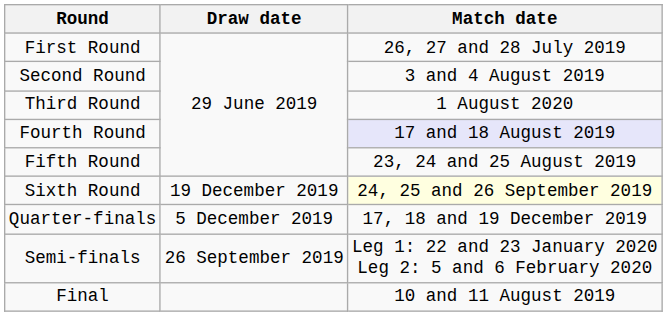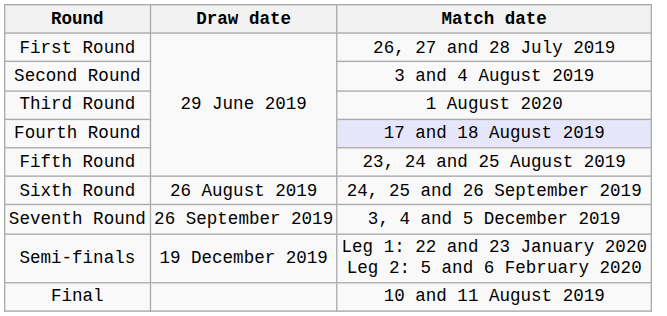(254, 191) 19 December 2019 -> (244, 191) 26 August 2019
(505, 191) lightyellow background -> (494, 191) no background
+ row: (77, 219)
- row: (83, 219)
(254, 258) 26 September 2019 -> (244, 258) 19 December 2019
